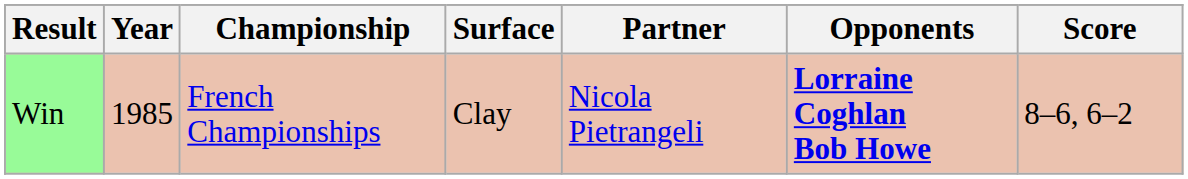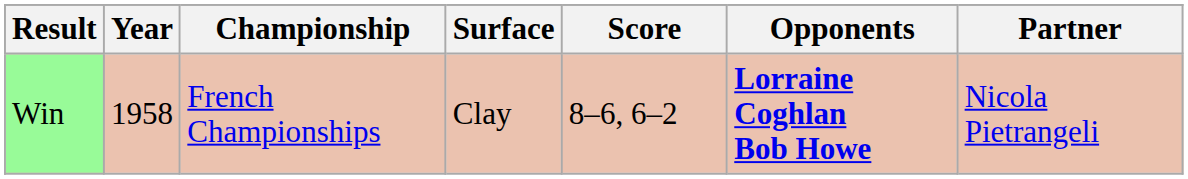columns swapped: (674, 29) <-> (1100, 29)
(142, 113) 1985 -> (142, 113) 1958
